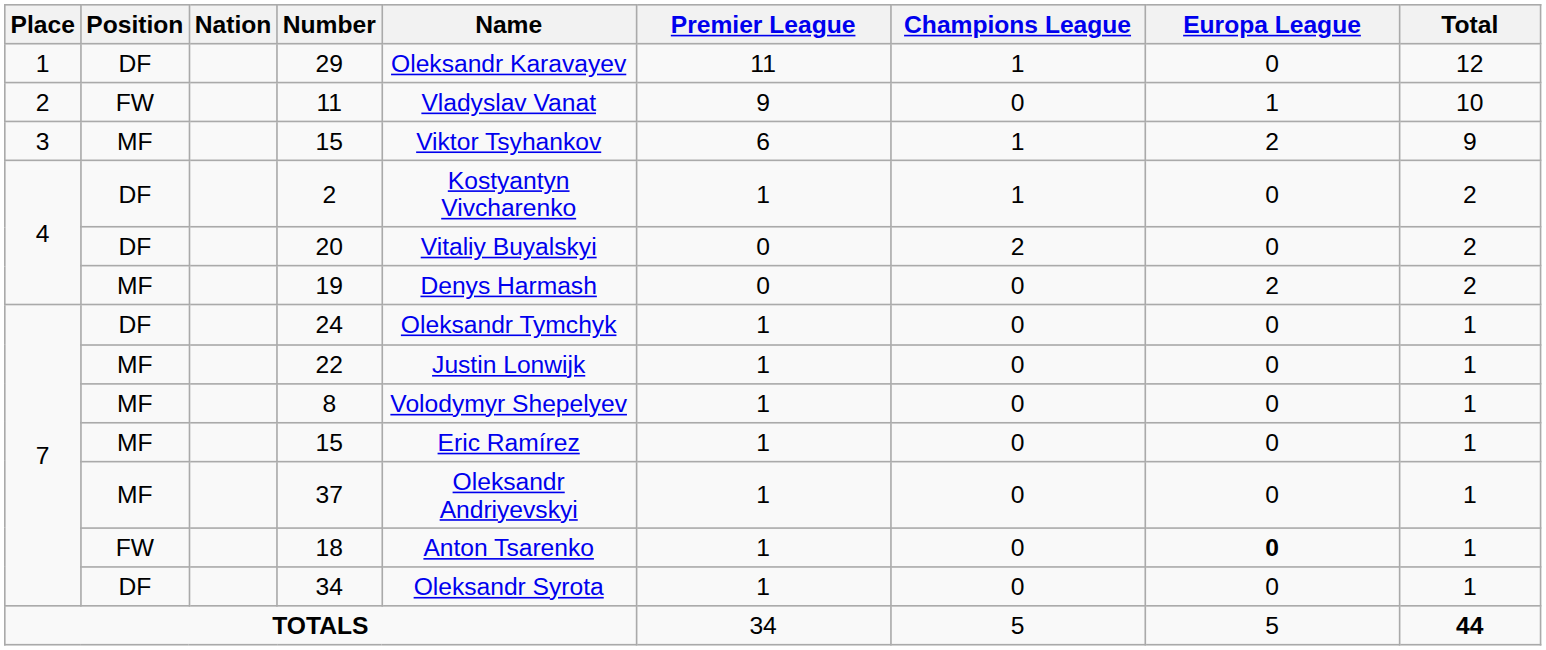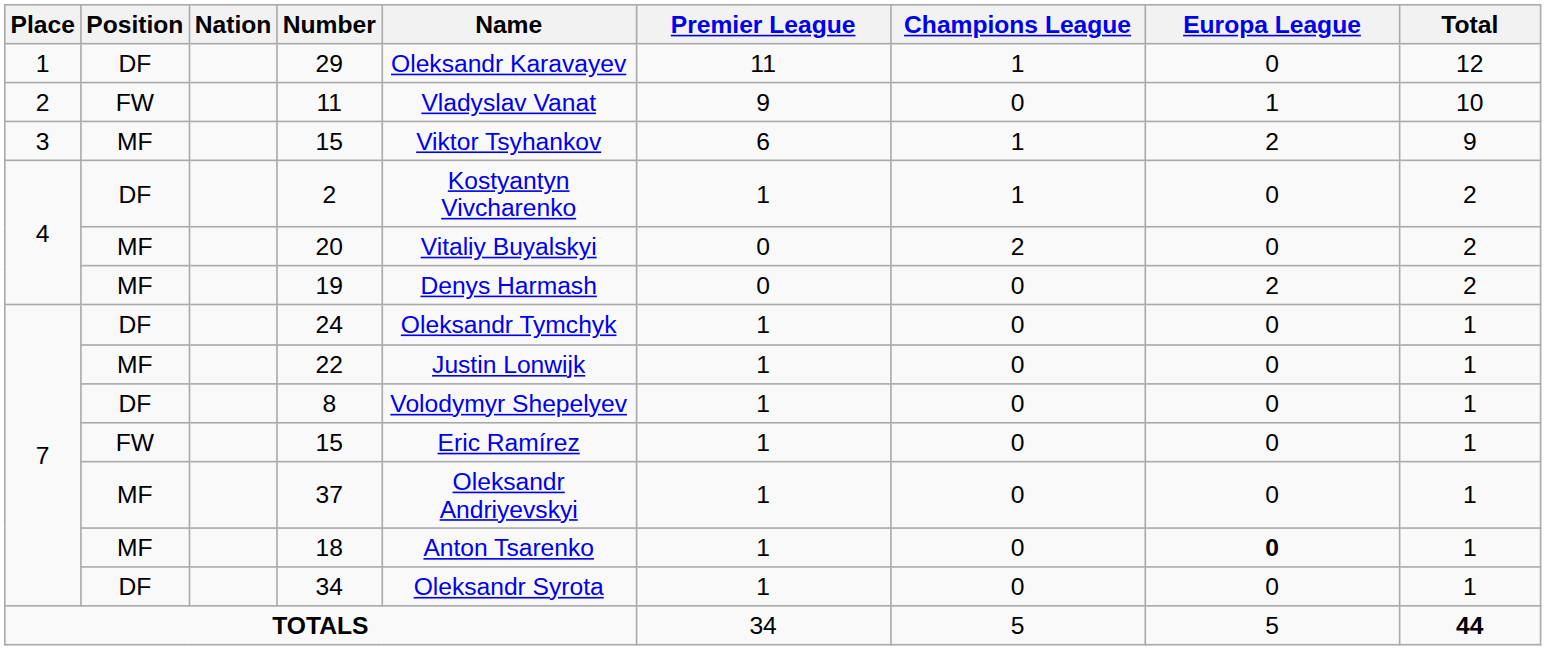(135, 247) DF -> (135, 247) MF
(135, 403) MF -> (135, 403) DF
(135, 442) MF -> (135, 442) FW
(135, 547) FW -> (135, 547) MF
